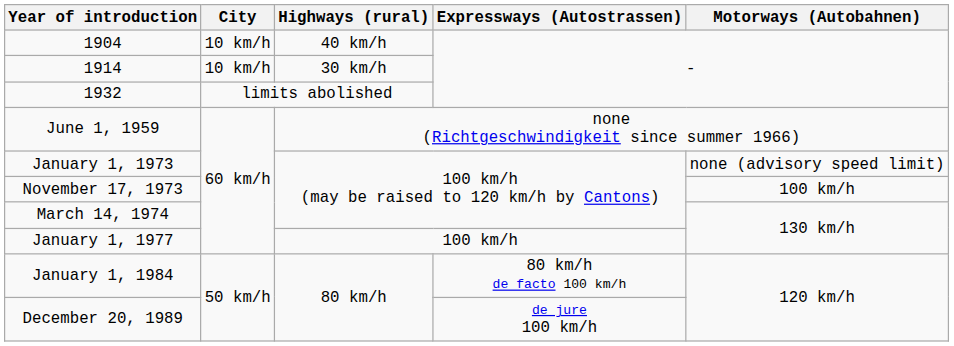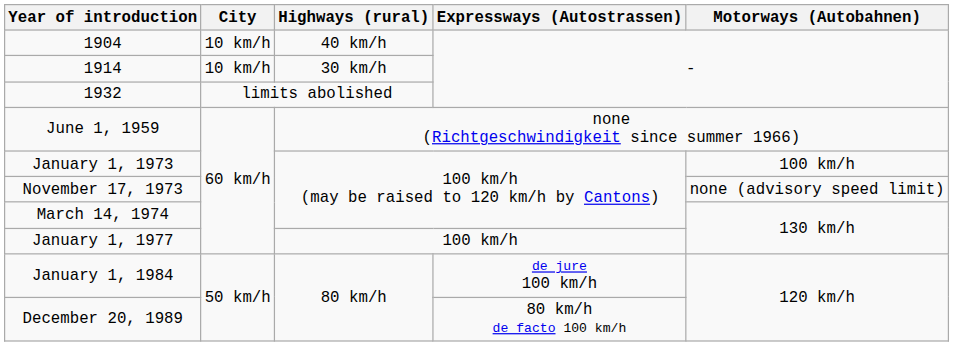(817, 164) none (advisory speed limit) -> (817, 164) 100 km/h
(817, 189) 100 km/h -> (817, 189) none (advisory speed limit)
(559, 275) 80 km/h de facto 100 km/h -> (559, 277) de jure 100 km/h
(559, 320) de jure 100 km/h -> (559, 319) 80 km/h de facto 100 km/h
